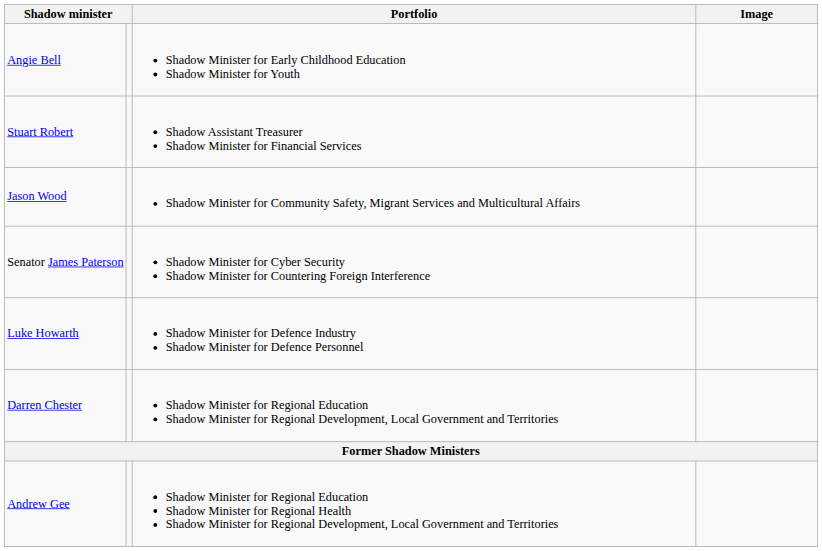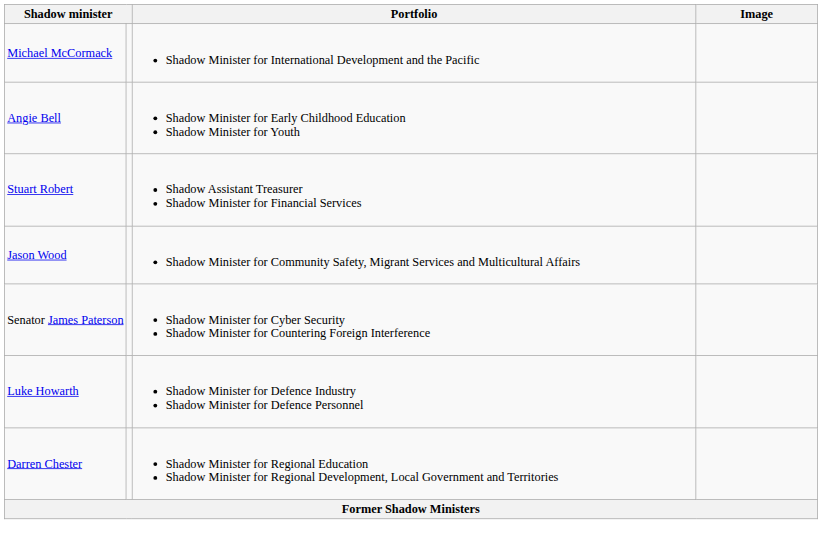+ row: (60, 53)
- row: (39, 503)
